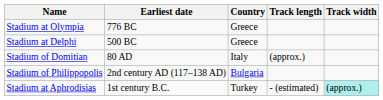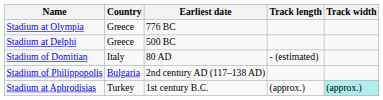columns swapped: (248, 12) <-> (166, 12)
(287, 57) (approx.) -> (294, 57) - (estimated)
(294, 88) - (estimated) -> (287, 88) (approx.)
